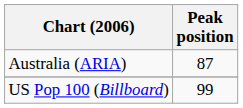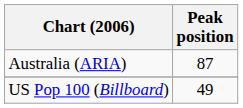(205, 90) 99 -> (205, 90) 49
